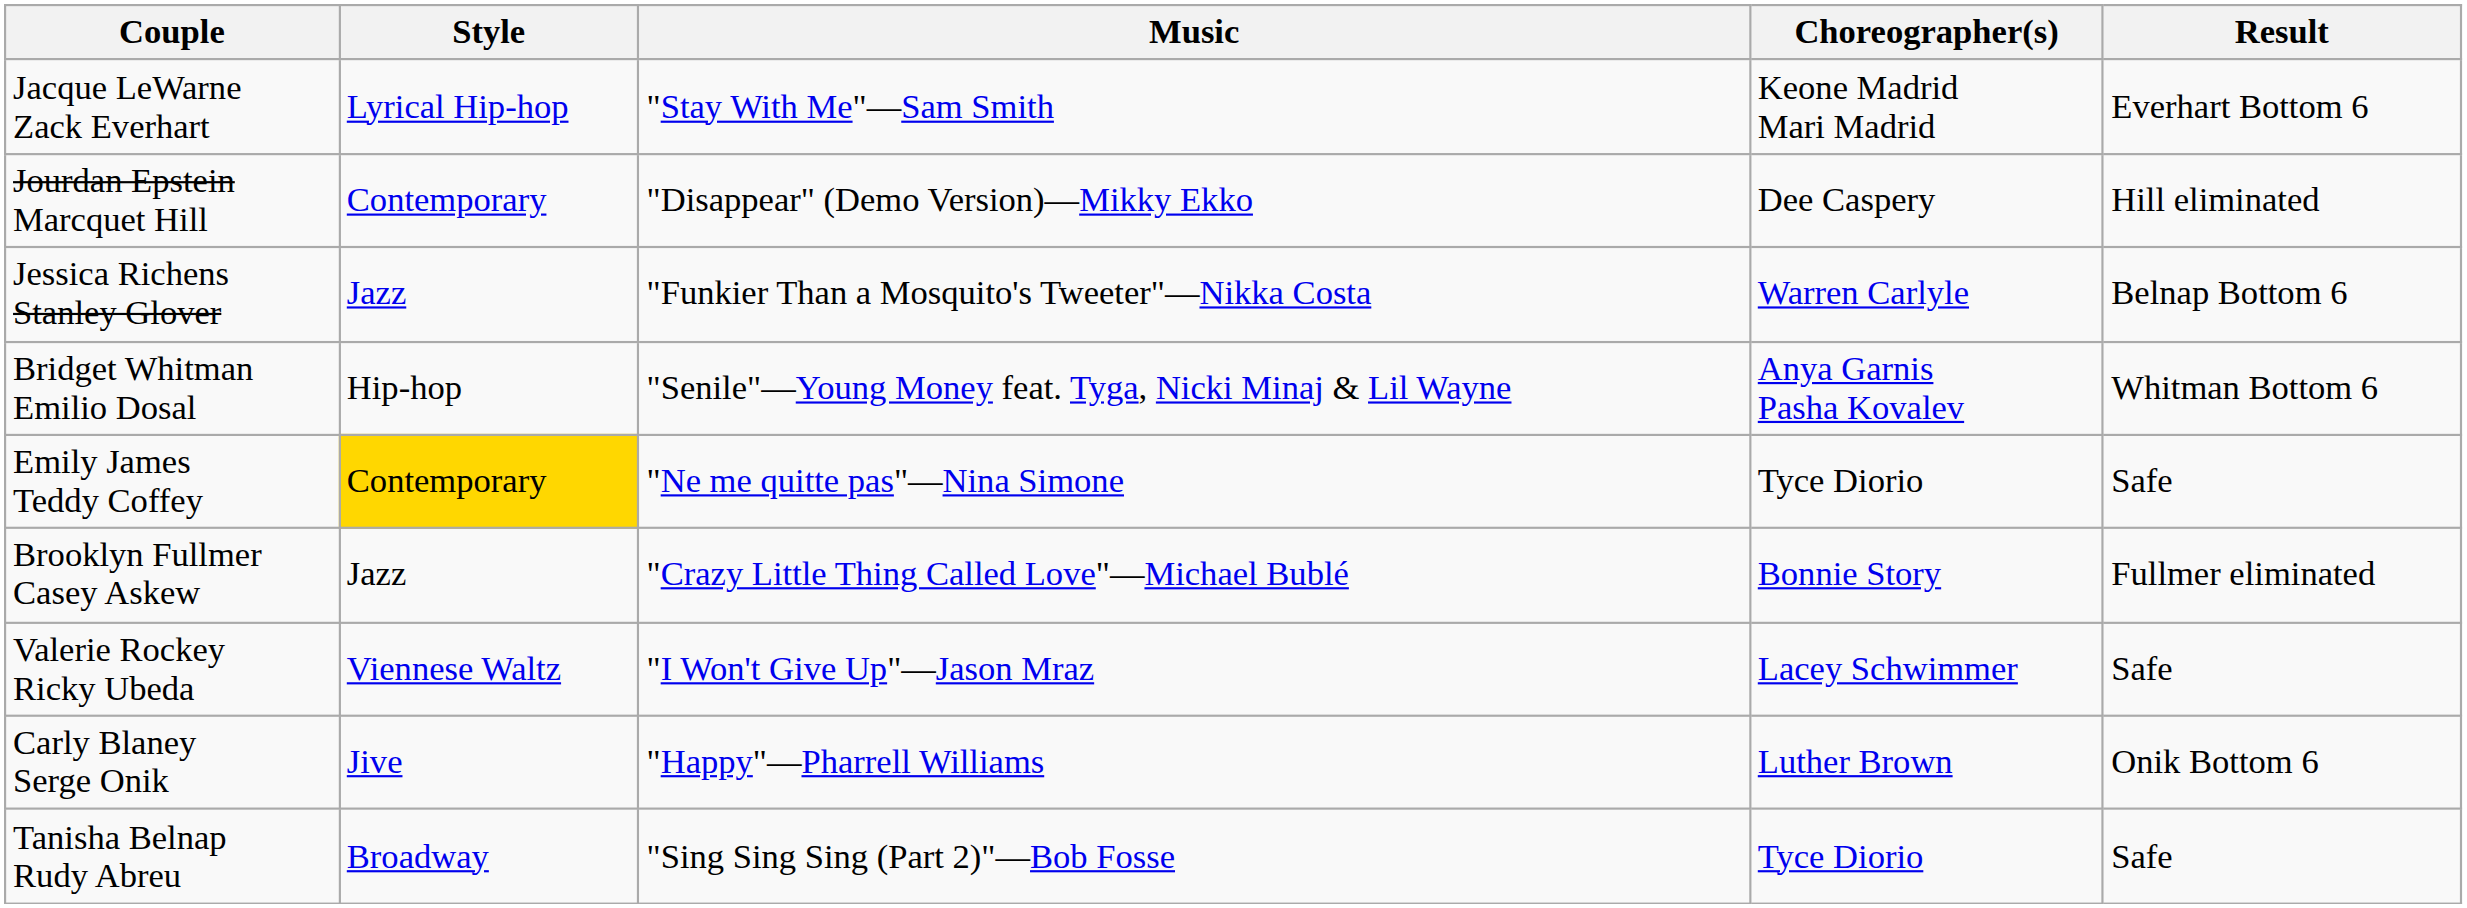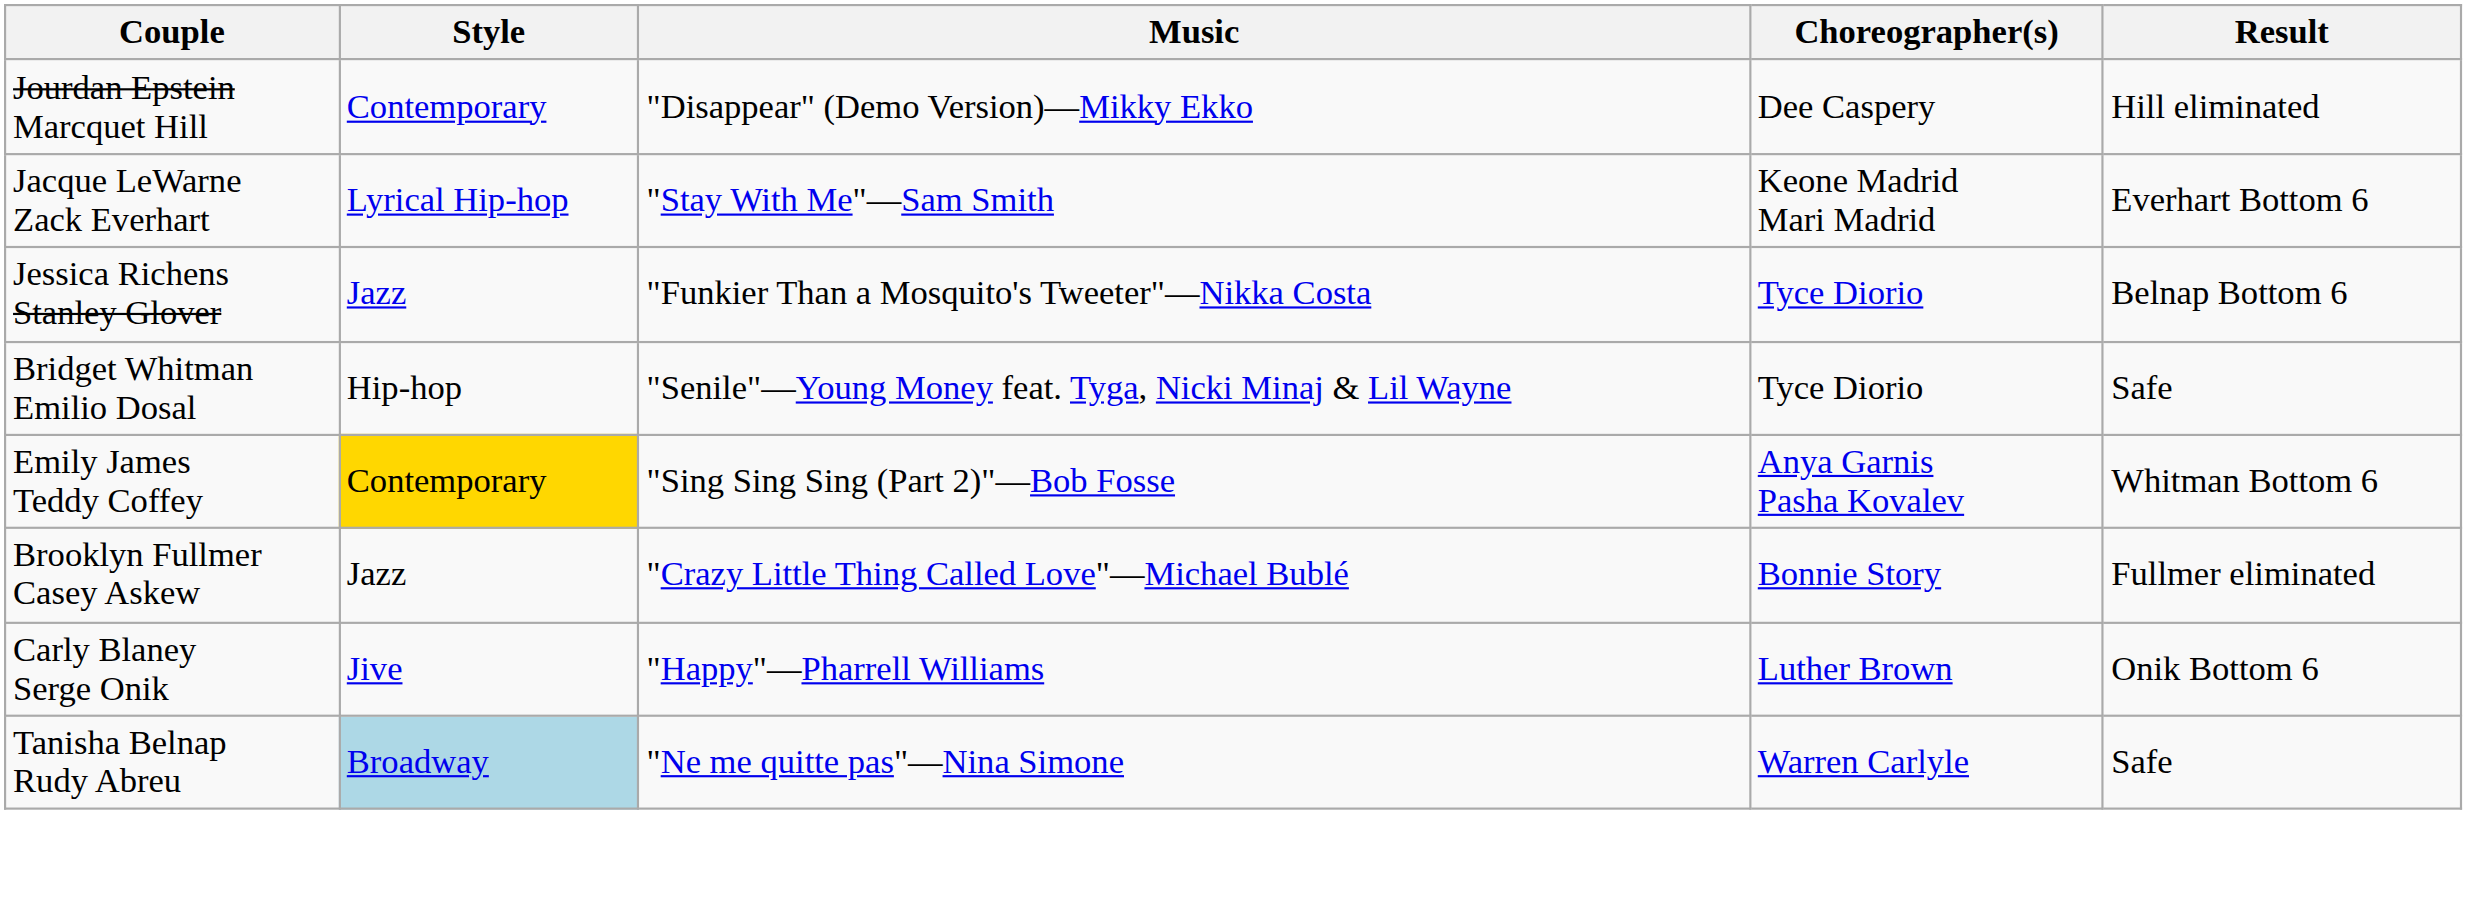rows swapped: (127, 106) <-> (124, 199)
(1863, 293) Warren Carlyle -> (1841, 293) Tyce Diorio
(1861, 387) Anya Garnis Pasha Kovalev -> (1841, 387) Tyce Diorio
(2245, 387) Whitman Bottom 6 -> (2142, 387) Safe
(885, 480) "Ne me quitte pas"—Nina Simone -> (911, 480) "Sing Sing Sing (Part 2)"—Bob Fosse
(1841, 480) Tyce Diorio -> (1861, 480) Anya Garnis Pasha Kovalev
(2142, 480) Safe -> (2245, 480) Whitman Bottom 6
- row: (119, 668)
(418, 855) no background -> (418, 761) lightblue background
(911, 855) "Sing Sing Sing (Part 2)"—Bob Fosse -> (885, 761) "Ne me quitte pas"—Nina Simone
(1841, 855) Tyce Diorio -> (1863, 761) Warren Carlyle
